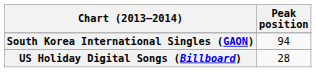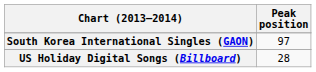(284, 41) 94 -> (284, 41) 97
